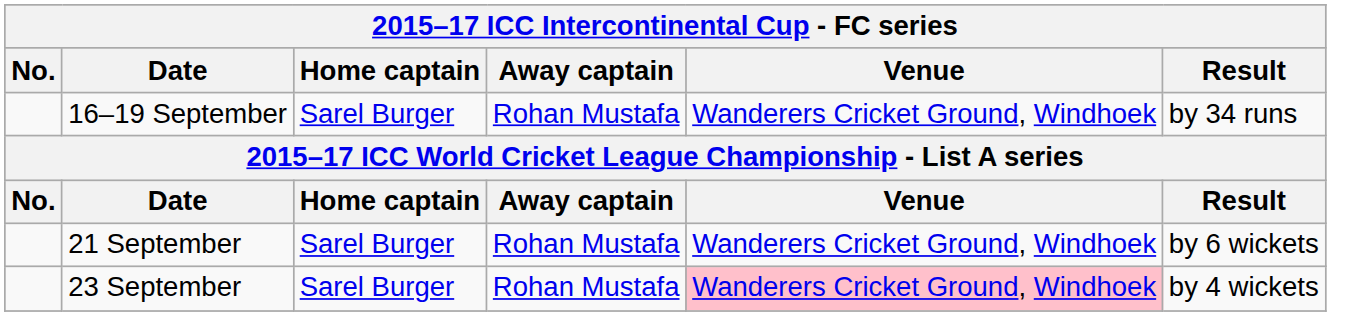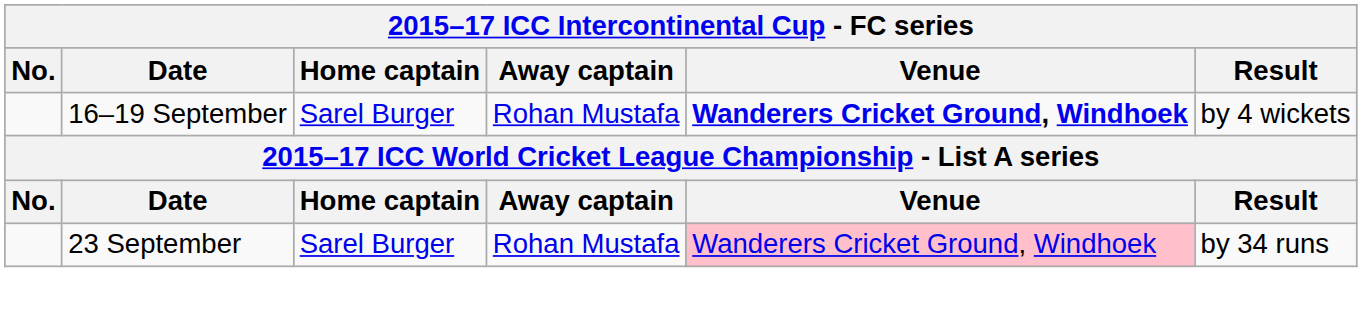(924, 113) normal -> (940, 113) bold
(1233, 113) by 34 runs -> (1276, 113) by 4 wickets
- row: (155, 244)
(1244, 288) by 4 wickets -> (1265, 244) by 34 runs
